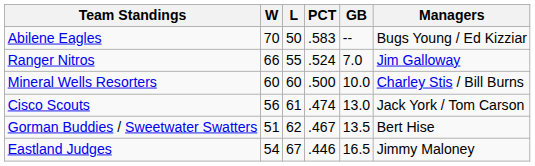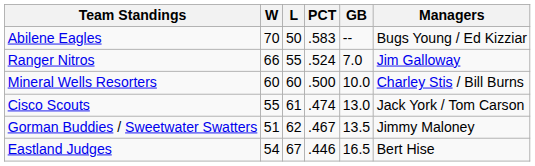(272, 104) 56 -> (272, 104) 55
(406, 127) Bert Hise -> (426, 127) Jimmy Maloney
(426, 149) Jimmy Maloney -> (406, 149) Bert Hise
